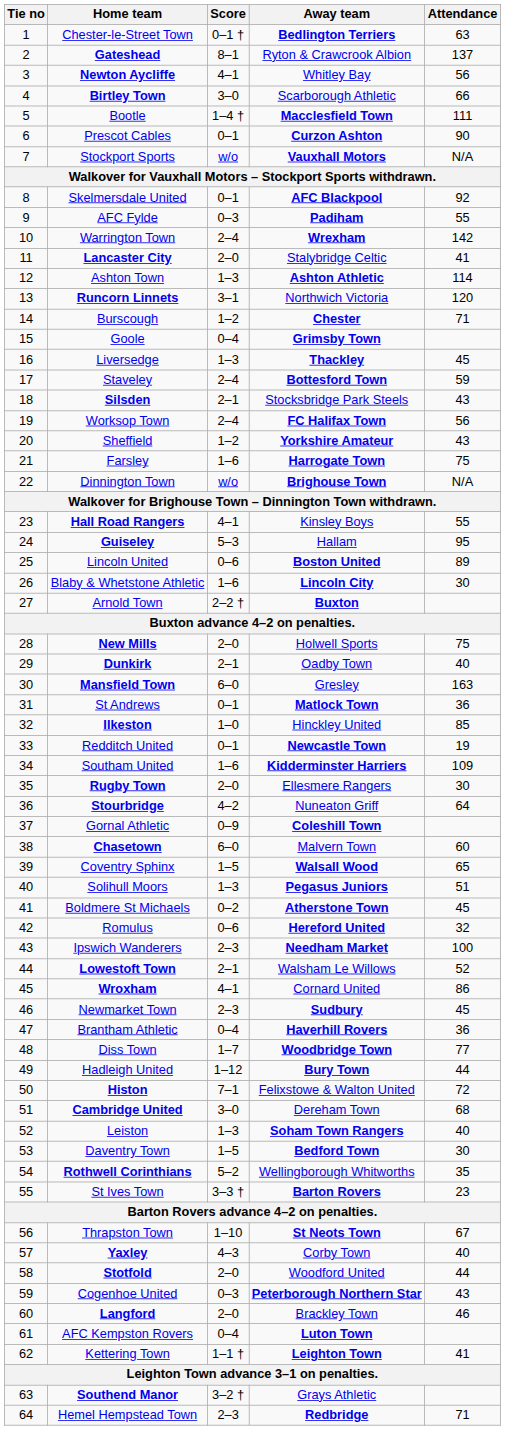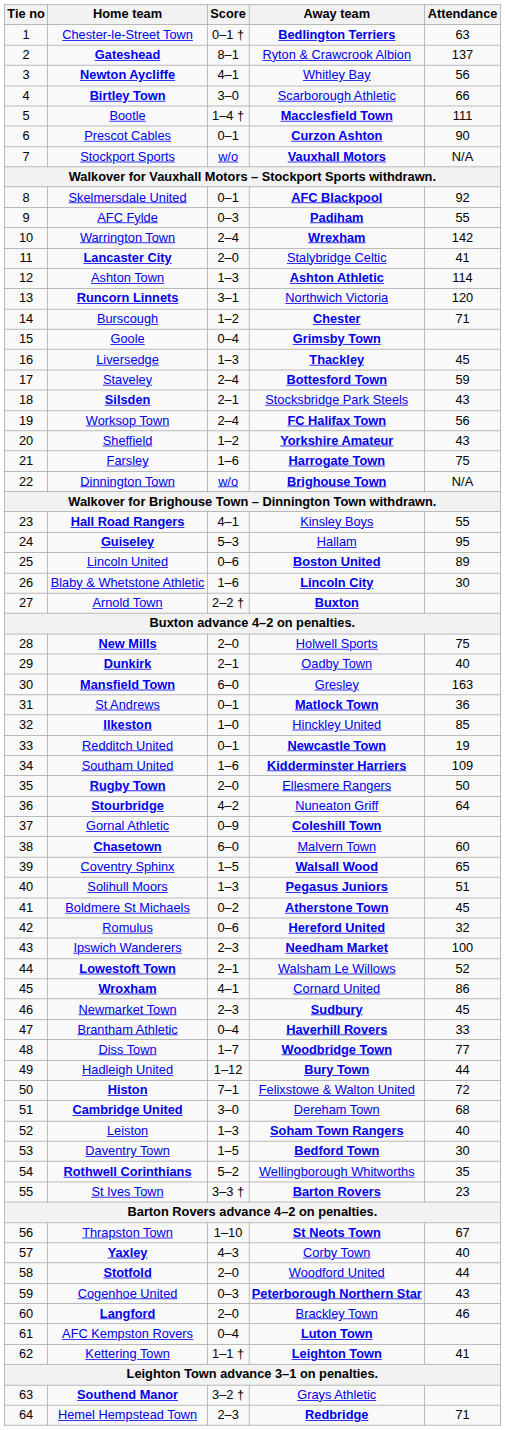(463, 786) 30 -> (463, 786) 50
(463, 1029) 36 -> (463, 1029) 33
